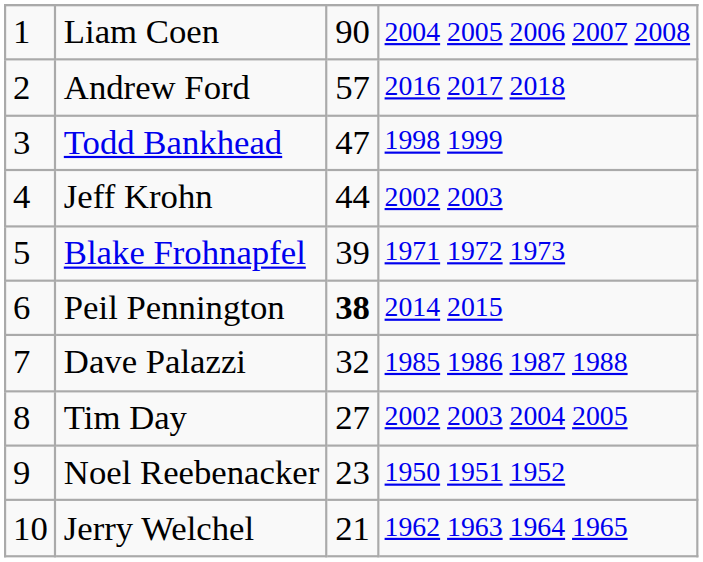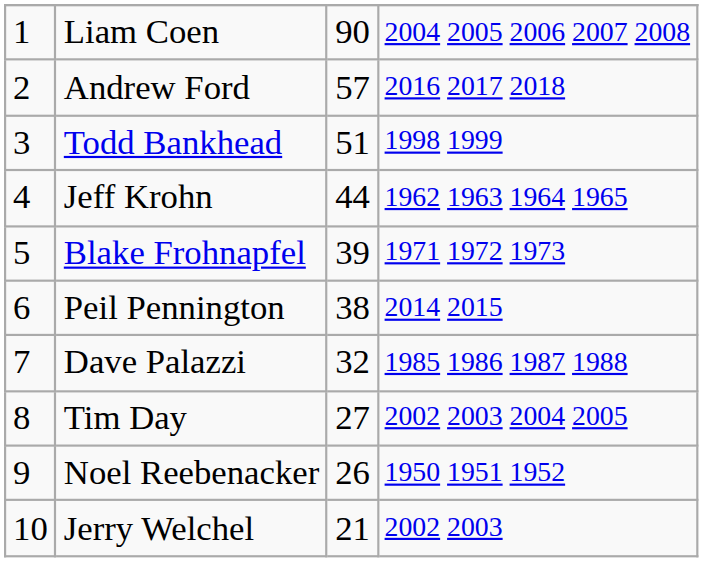(353, 142) 47 -> (353, 142) 51
(444, 197) 2002 2003 -> (506, 197) 1962 1963 1964 1965
(353, 307) bold -> (353, 307) normal
(353, 472) 23 -> (353, 472) 26
(506, 527) 1962 1963 1964 1965 -> (444, 527) 2002 2003
